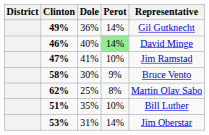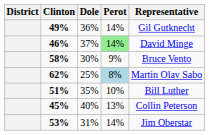(89, 43) 40% -> (89, 43) 37%
- row: (59, 59)
(115, 91) no background -> (115, 75) lightblue background
+ row: (59, 106)
